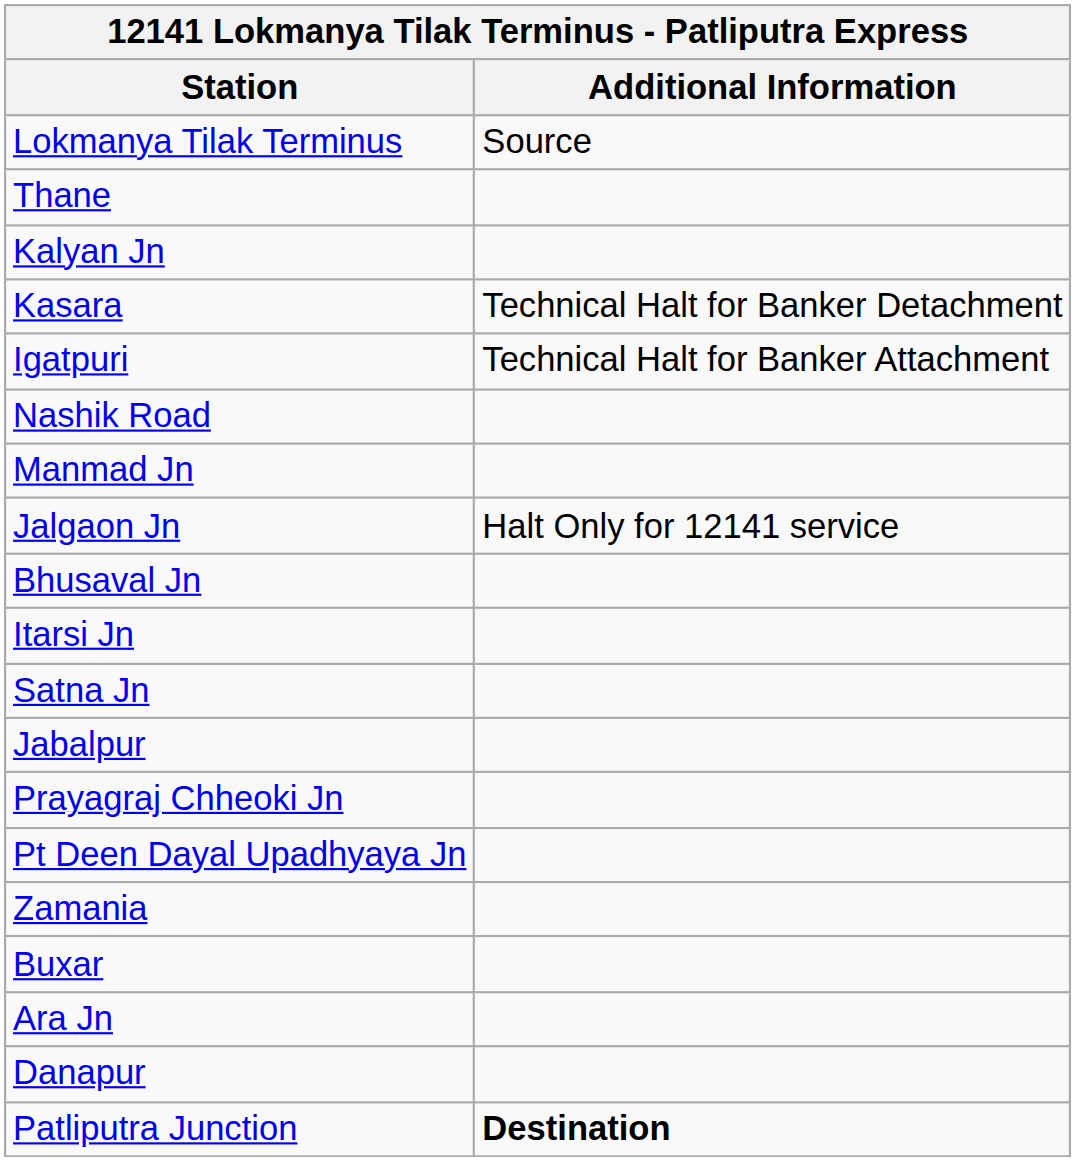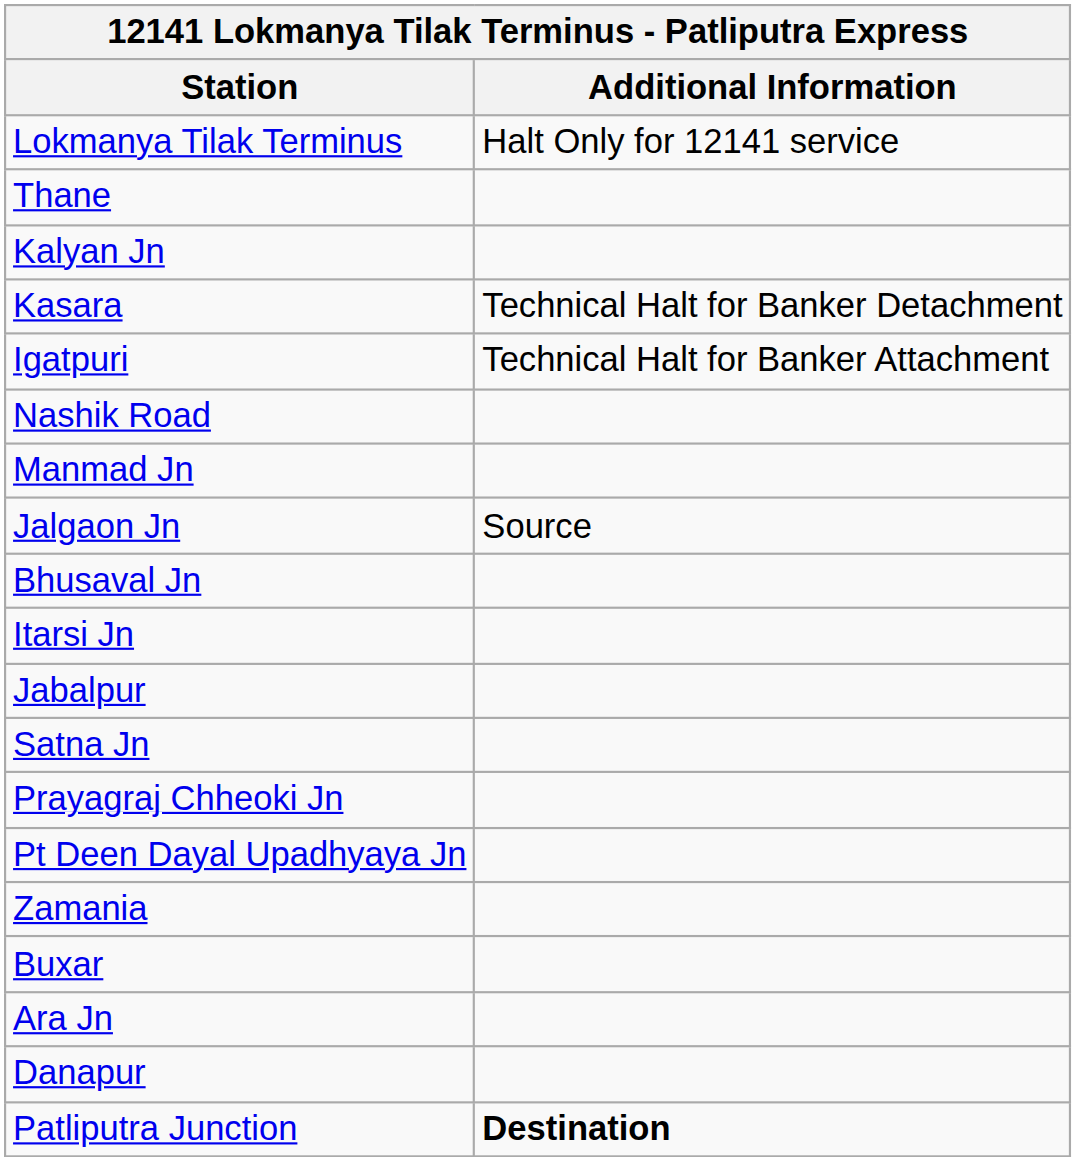(537, 141) Source -> (691, 141) Halt Only for 12141 service
(691, 525) Halt Only for 12141 service -> (537, 525) Source
rows swapped: (79, 744) <-> (81, 689)
